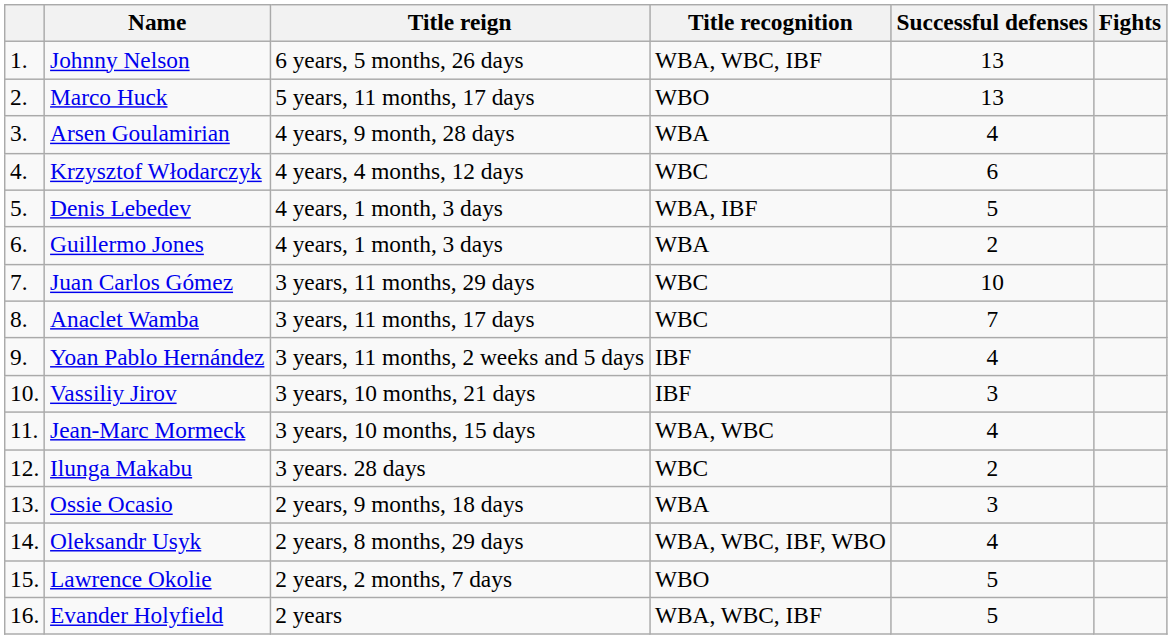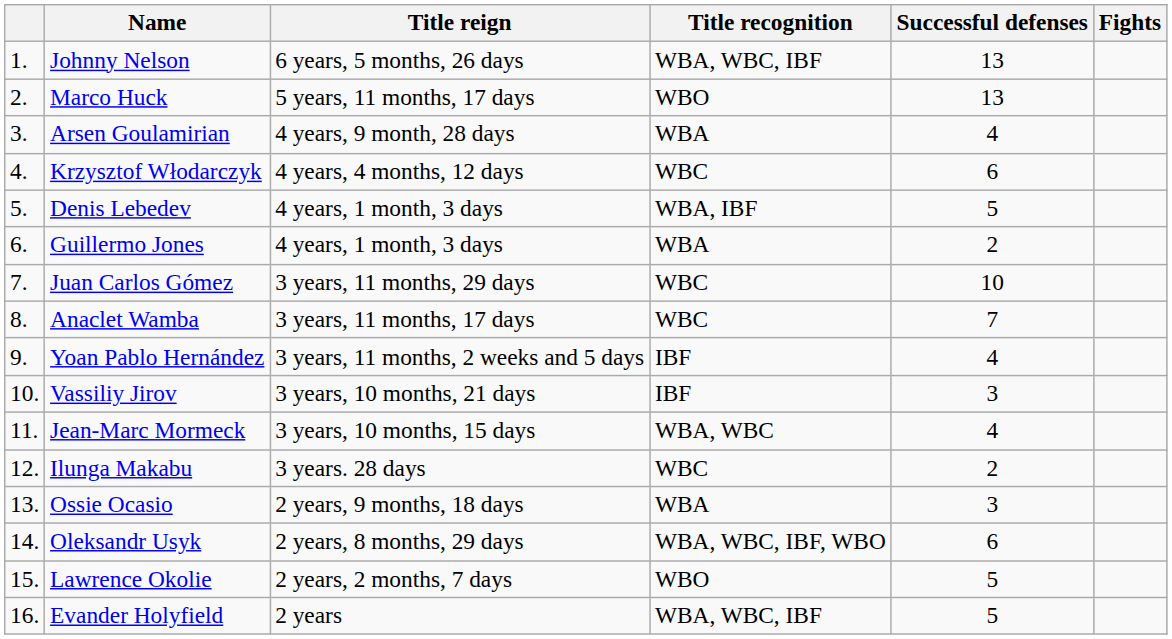(992, 541) 4 -> (992, 541) 6
